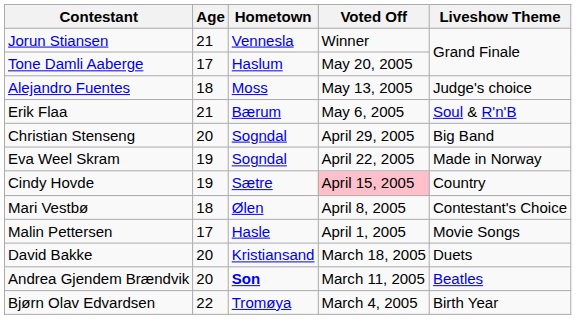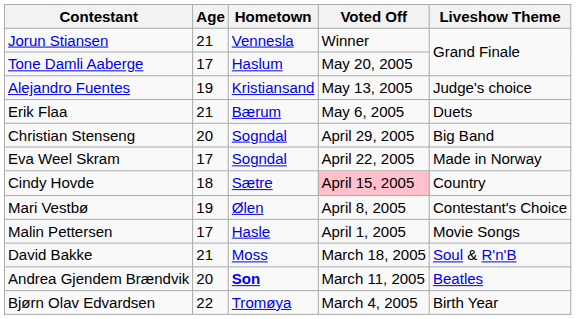(205, 88) 18 -> (205, 88) 19
(250, 88) Moss -> (273, 88) Kristiansand
(475, 112) Soul & R'n'B -> (453, 112) Duets
(205, 160) 19 -> (205, 160) 17
(205, 183) 19 -> (205, 183) 18
(205, 207) 18 -> (205, 207) 19
(205, 255) 20 -> (205, 255) 21
(273, 255) Kristiansand -> (250, 255) Moss
(453, 255) Duets -> (475, 255) Soul & R'n'B
